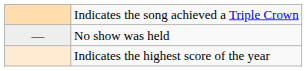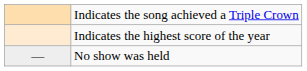rows swapped: (172, 55) <-> (122, 35)
